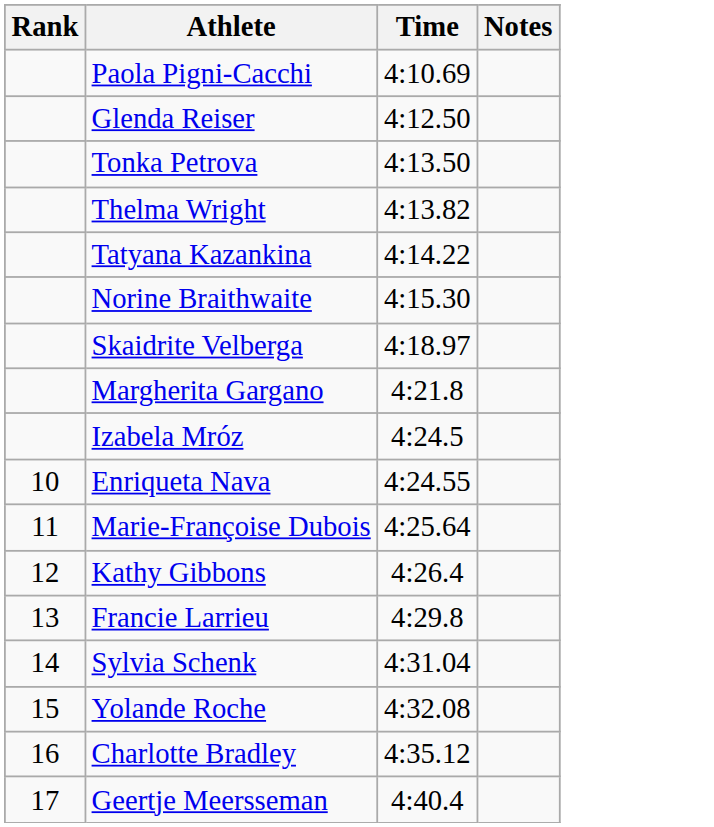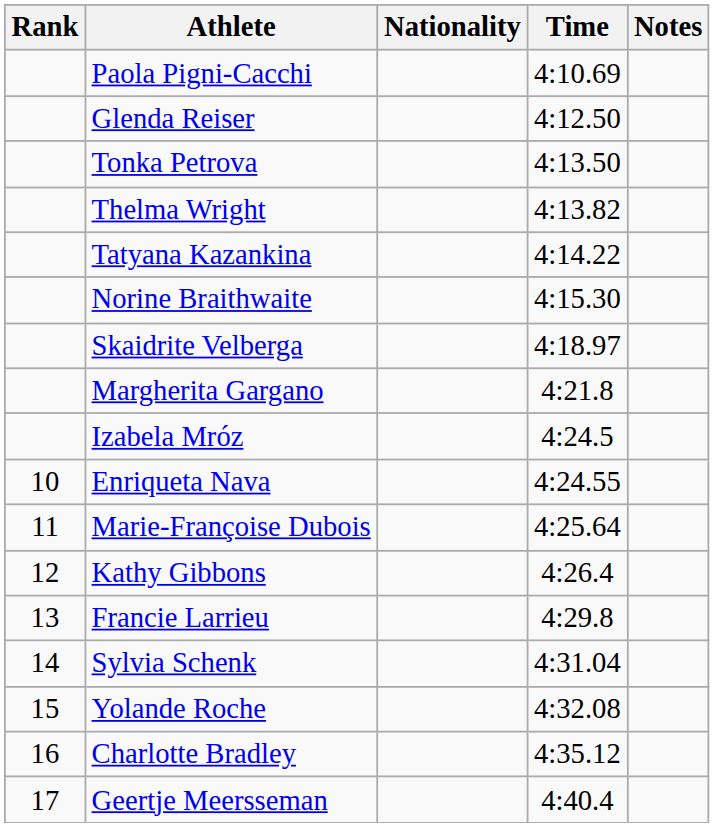+ column: (452, 27)
